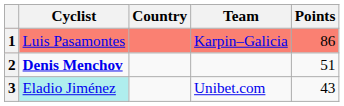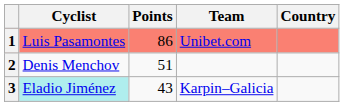columns swapped: (160, 16) <-> (315, 16)
(241, 40) Karpin–Galicia -> (215, 40) Unibet.com
(73, 64) bold -> (71, 64) normal
(230, 88) Unibet.com -> (227, 88) Karpin–Galicia
